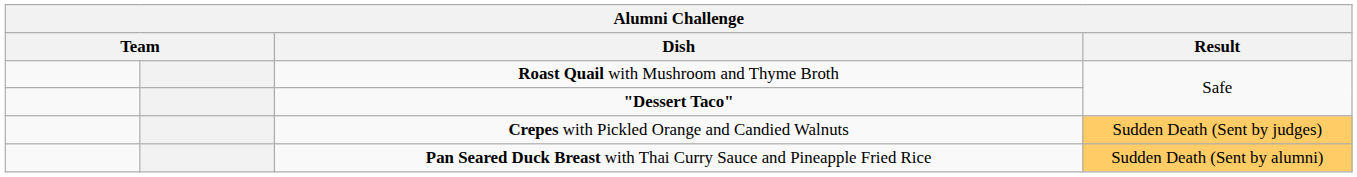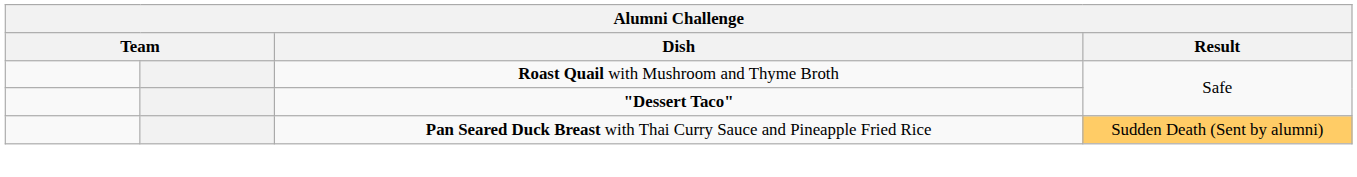- row: (679, 129)
